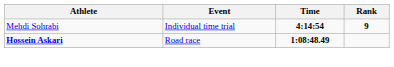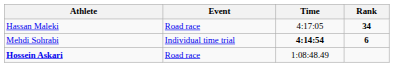+ row: (33, 26)
(367, 26) 9 -> (367, 41) 6
(310, 41) bold -> (310, 55) normal
